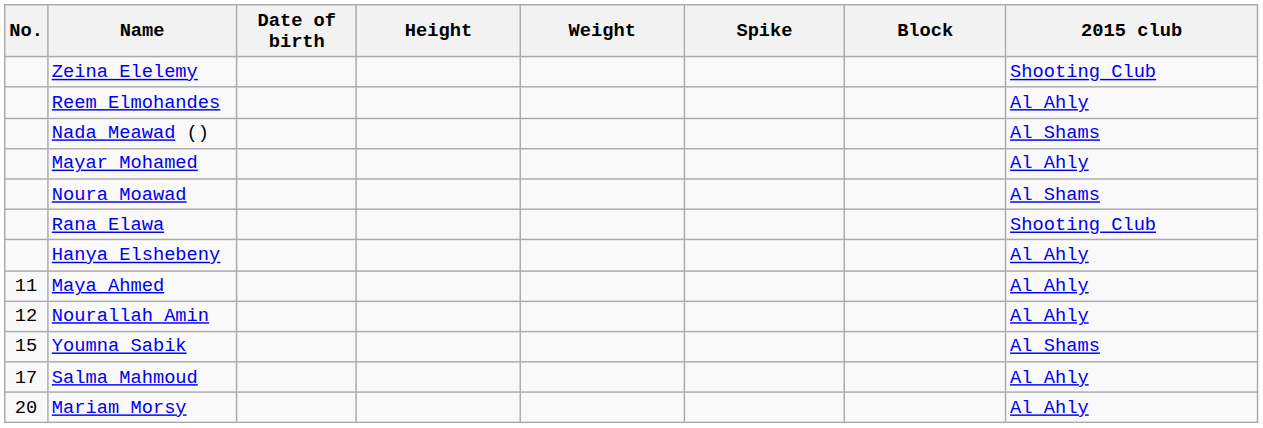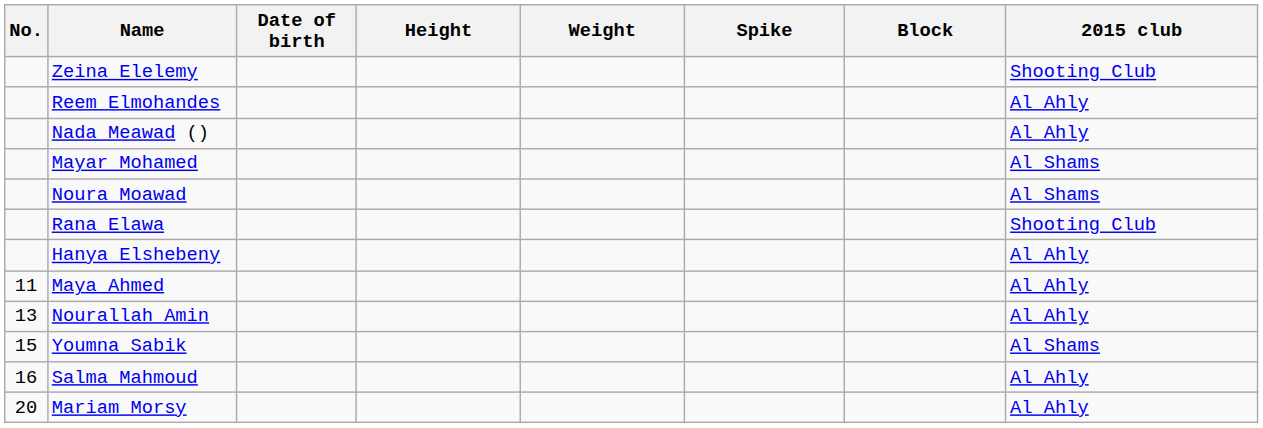(1055, 133) Al Shams -> (1049, 133) Al Ahly
(1049, 164) Al Ahly -> (1055, 164) Al Shams
(26, 316) 12 -> (26, 316) 13
(26, 377) 17 -> (26, 377) 16
